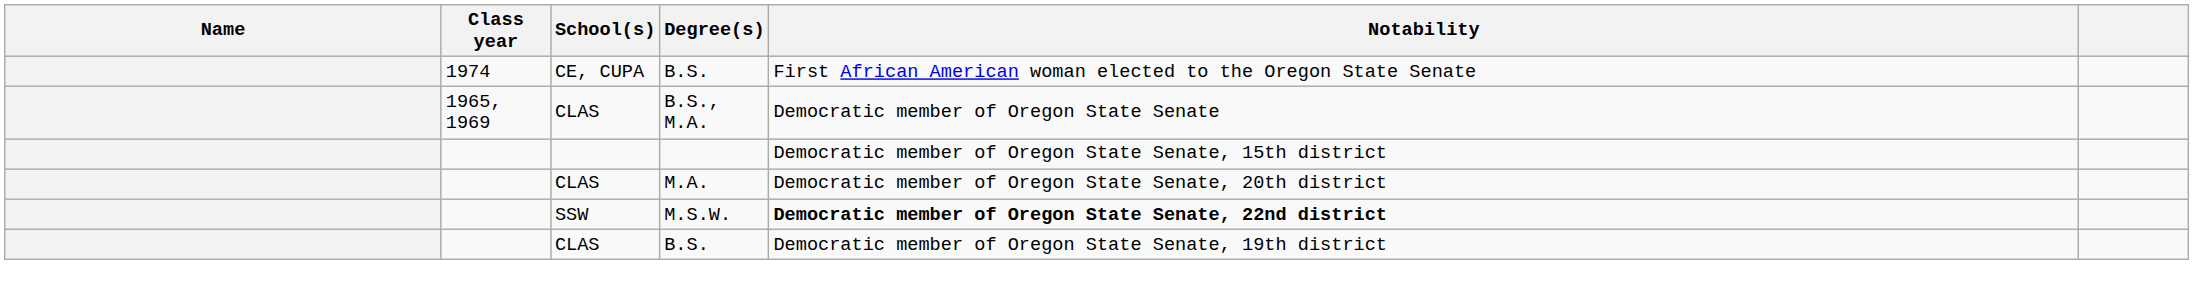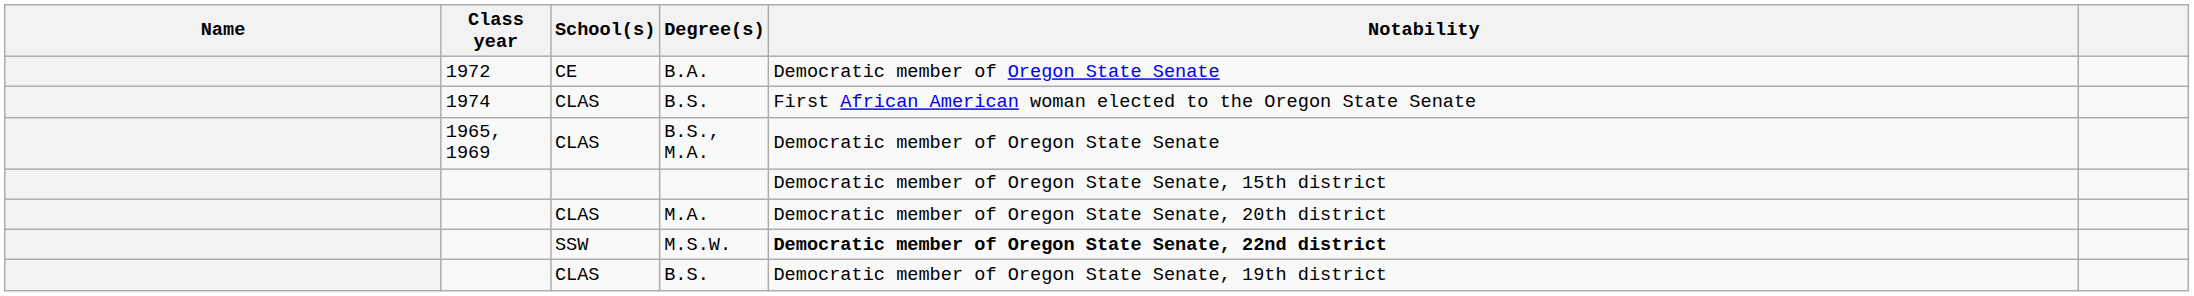+ row: (468, 72)
(600, 72) CE, CUPA -> (577, 102) CLAS
